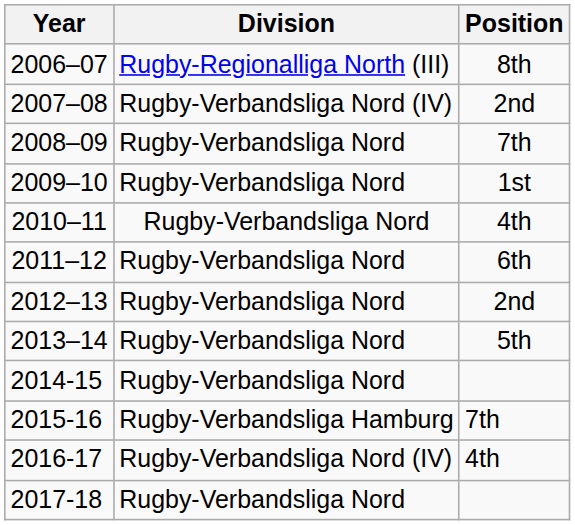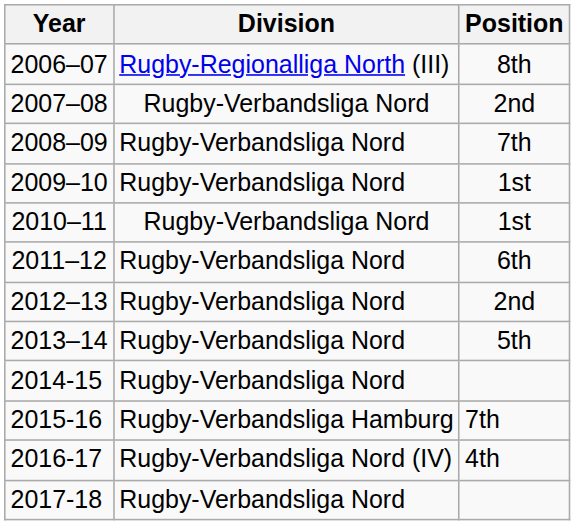(286, 103) Rugby-Verbandsliga Nord (IV) -> (286, 103) Rugby-Verbandsliga Nord
(514, 222) 4th -> (514, 222) 1st
